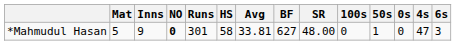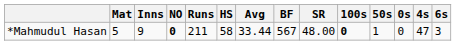(198, 31) 301 -> (198, 31) 211
(255, 31) 33.81 -> (255, 31) 33.44
(287, 31) 627 -> (287, 31) 567
(344, 31) normal -> (344, 31) bold
